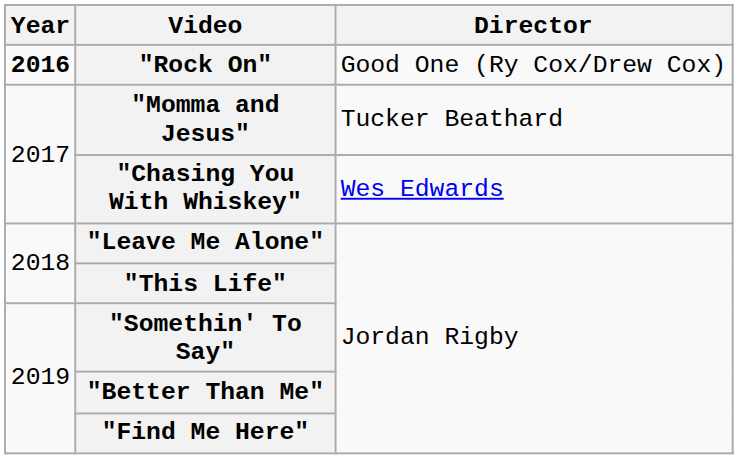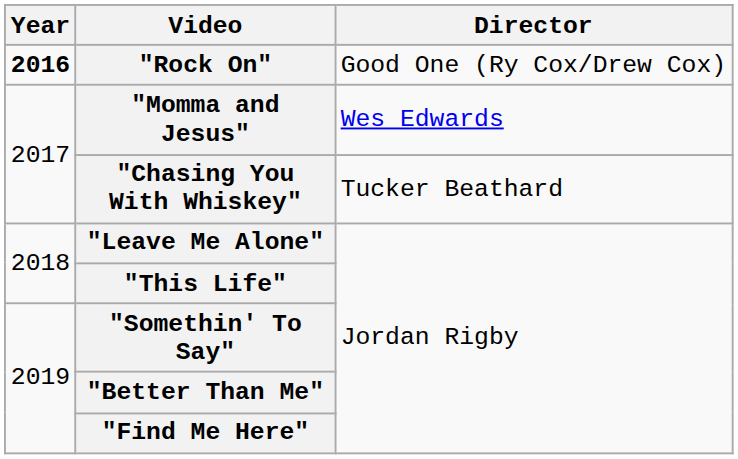(452, 120) Tucker Beathard -> (422, 120) Wes Edwards
(422, 189) Wes Edwards -> (452, 189) Tucker Beathard
